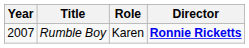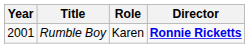(21, 33) 2007 -> (21, 33) 2001
